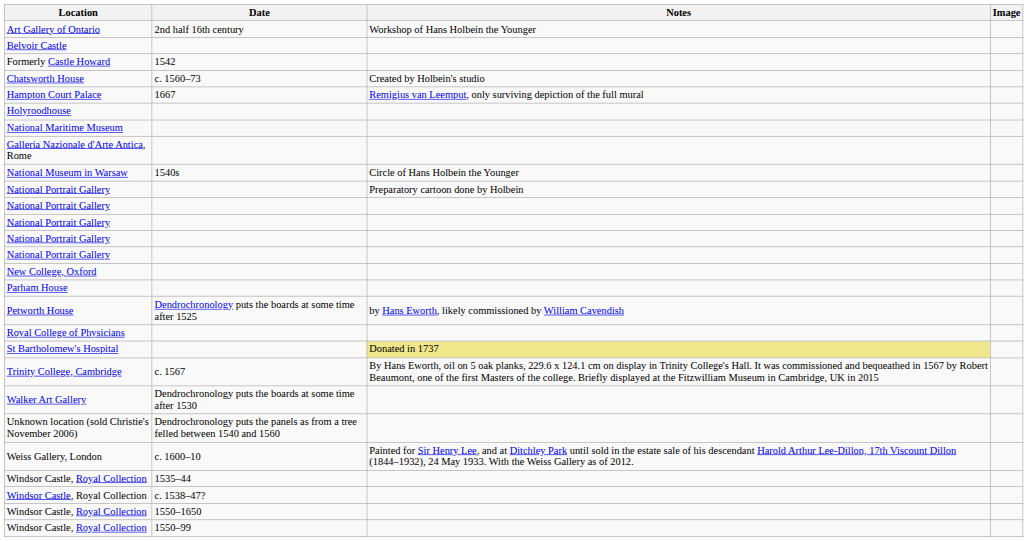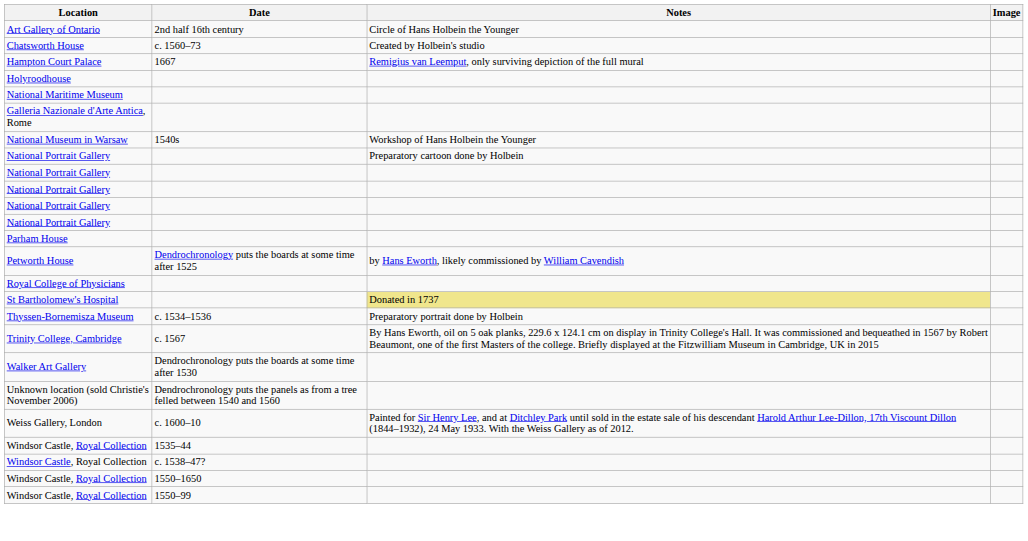(453, 29) Workshop of Hans Holbein the Younger -> (444, 29) Circle of Hans Holbein the Younger
- row: (37, 45)
- row: (58, 62)
(444, 172) Circle of Hans Holbein the Younger -> (453, 139) Workshop of Hans Holbein the Younger
- row: (52, 271)
+ row: (70, 316)
